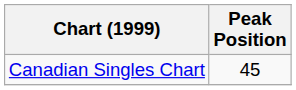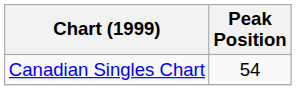(250, 69) 45 -> (250, 69) 54
